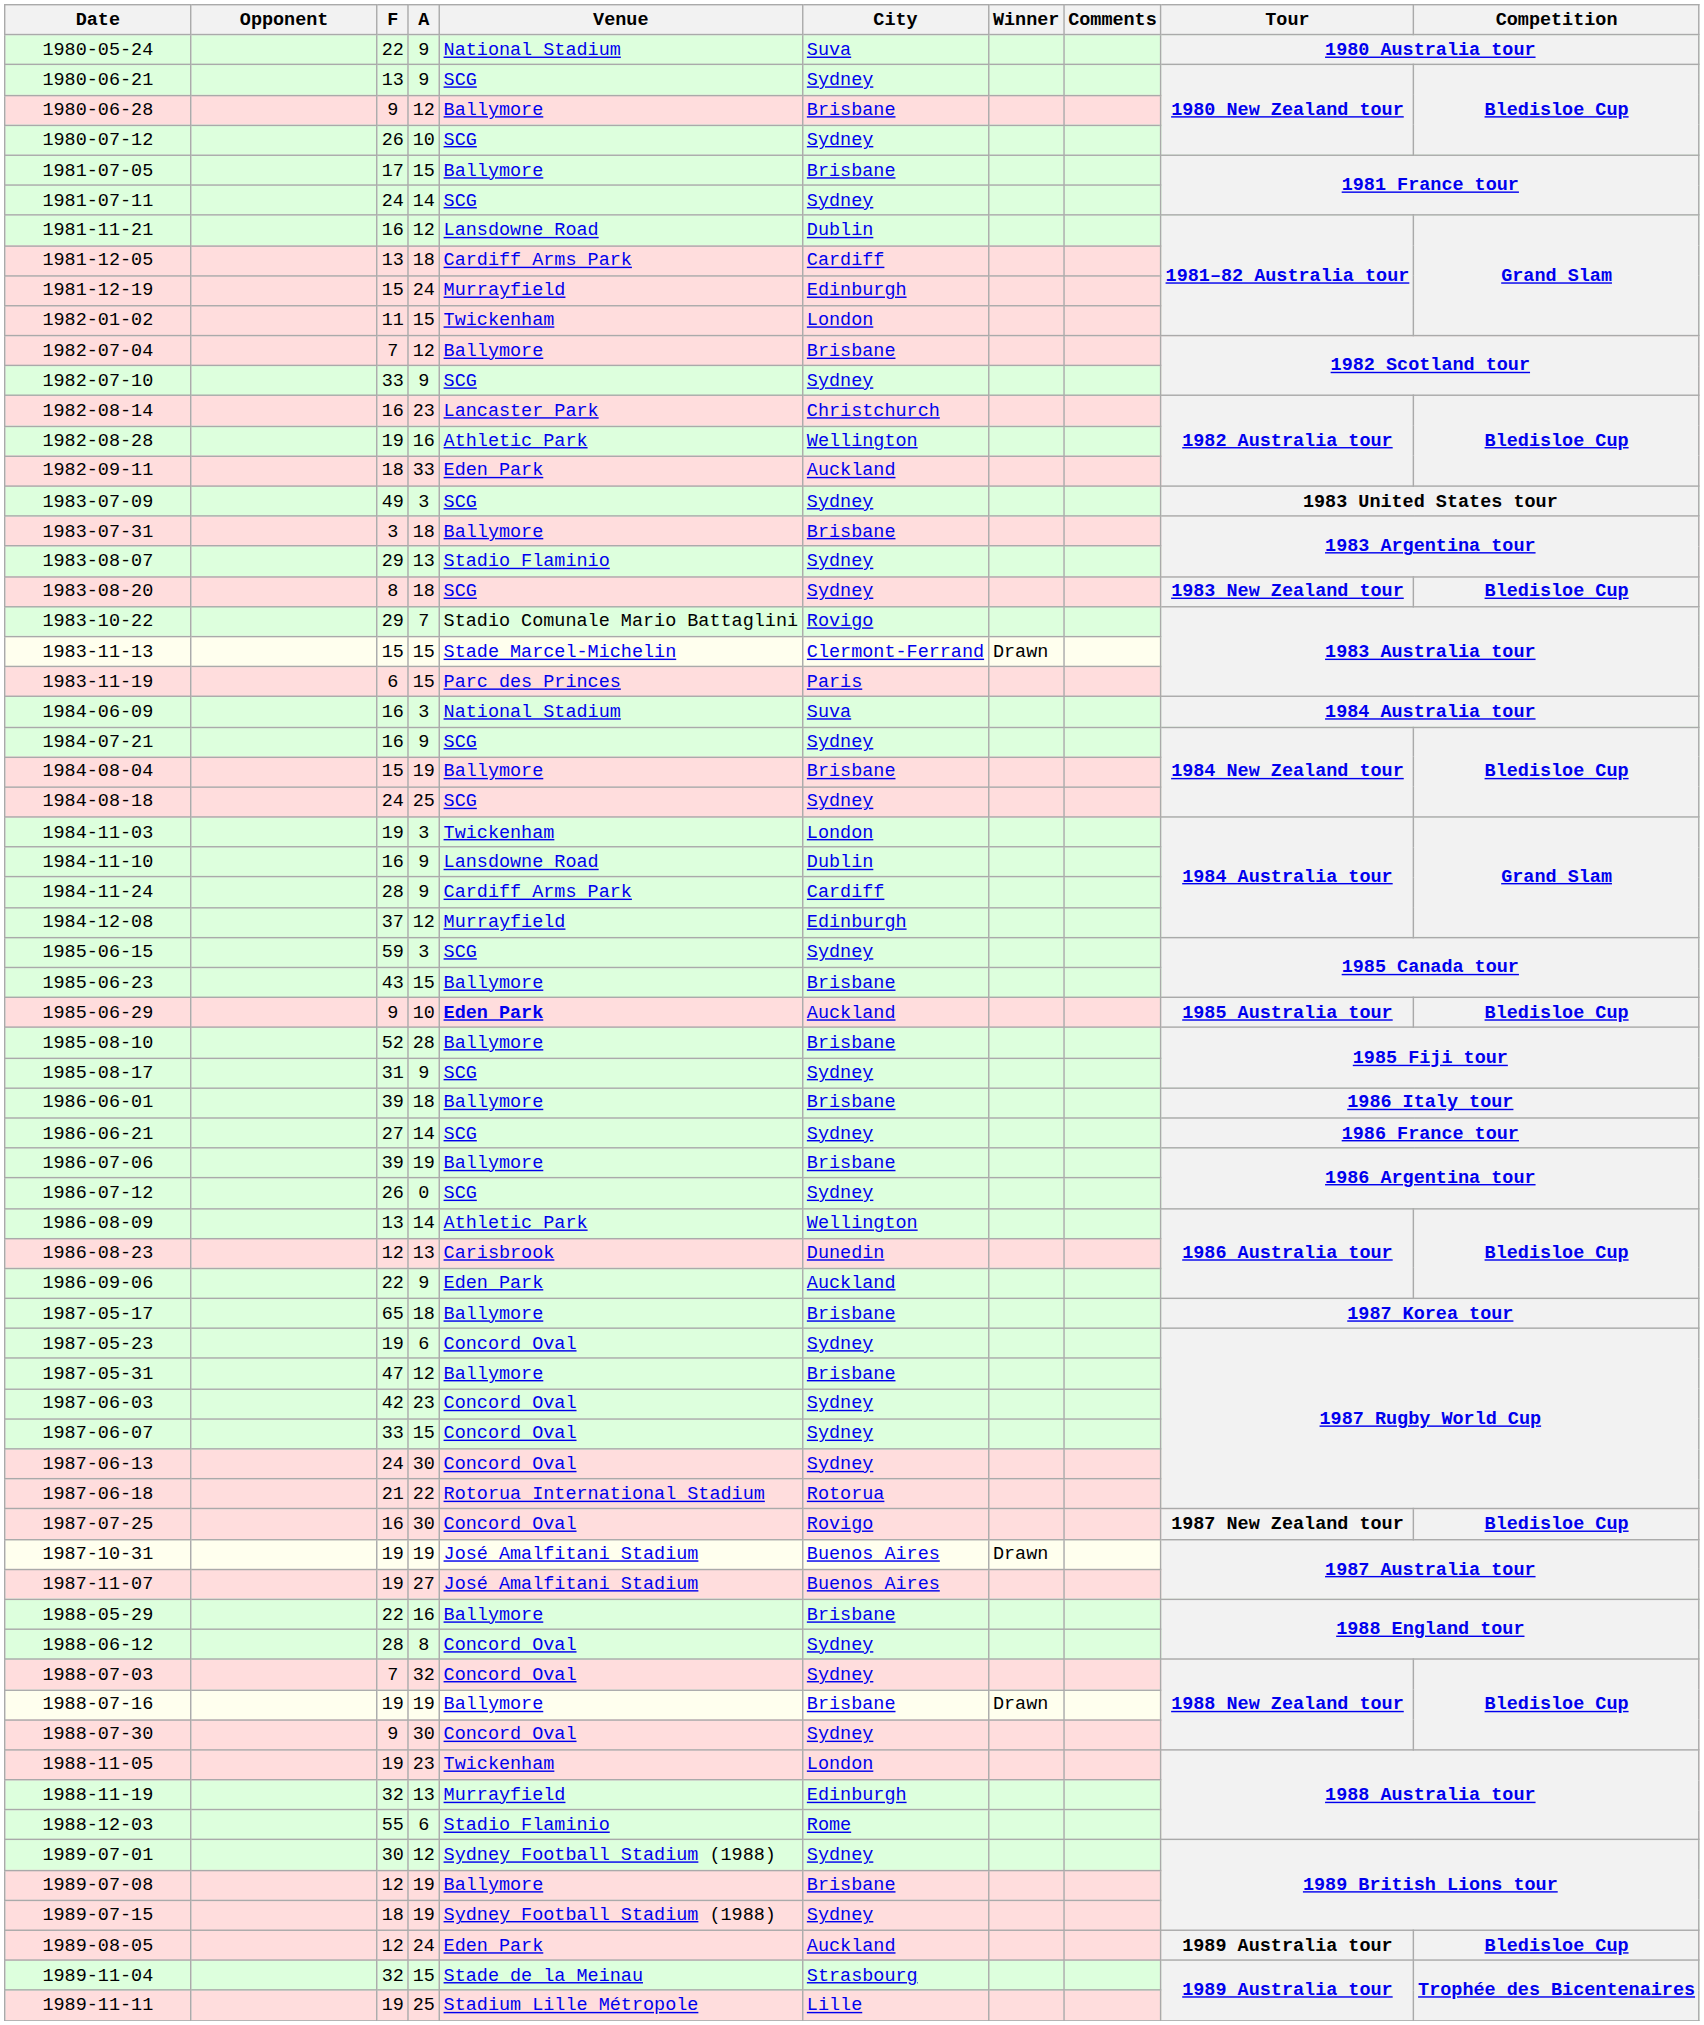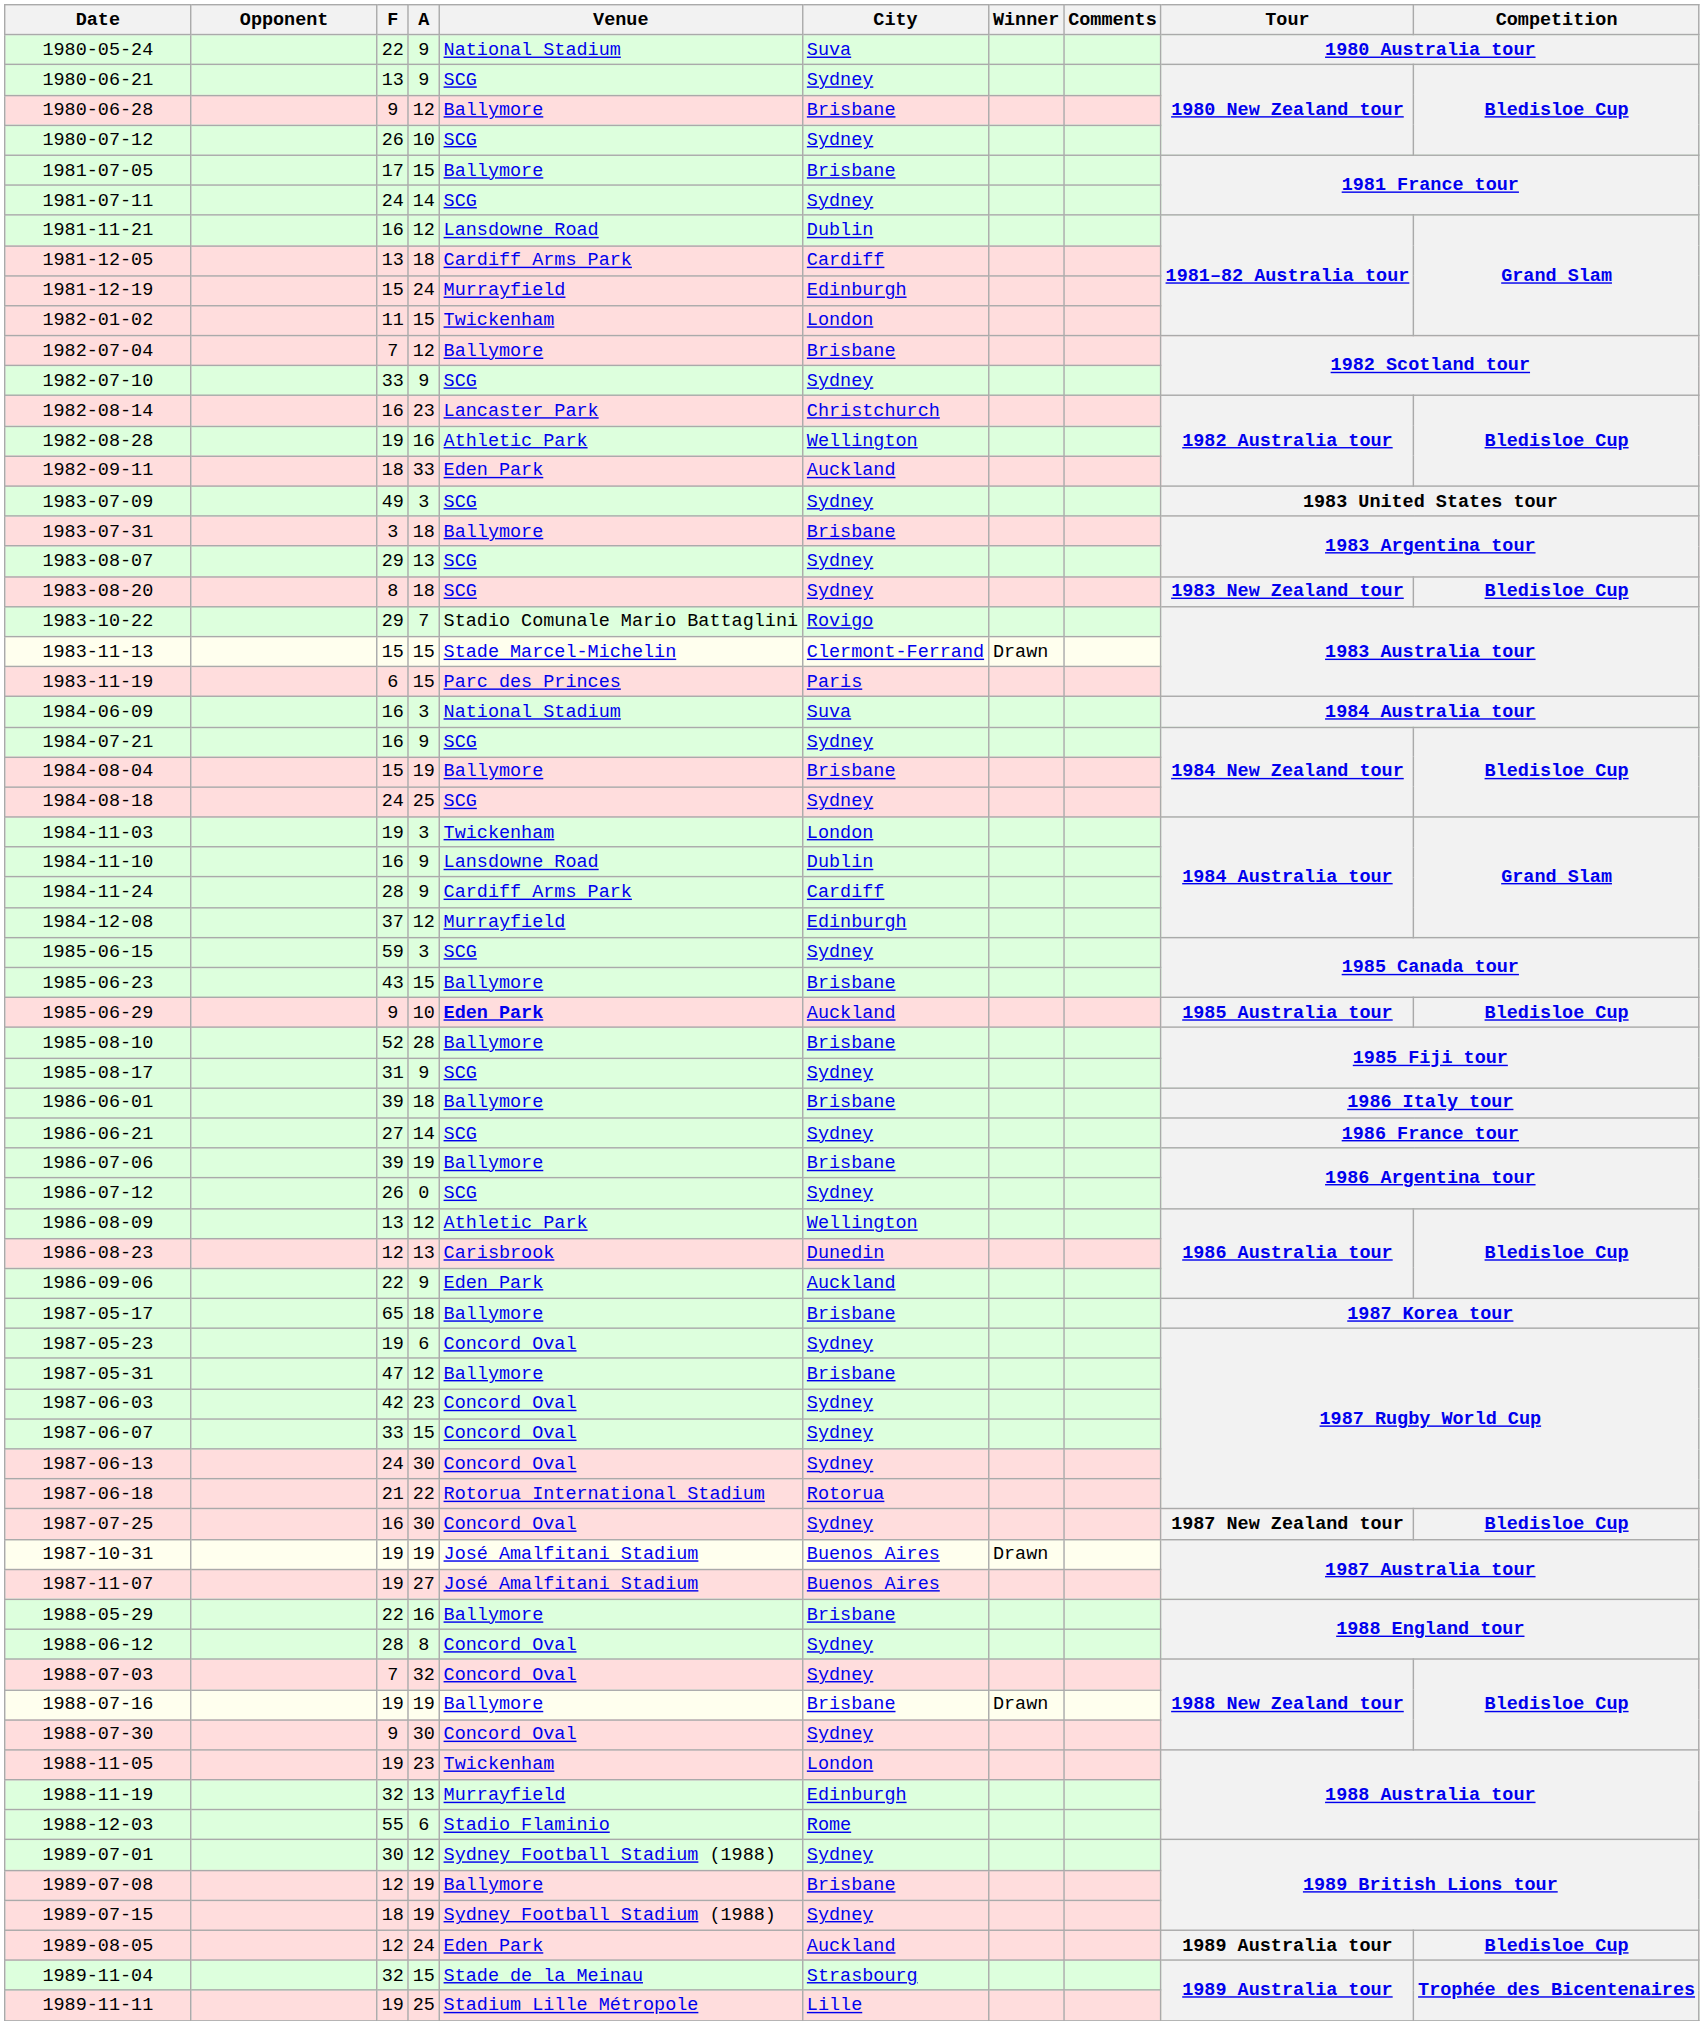(527, 561) Stadio Flaminio -> (460, 561) SCG
(424, 1223) 14 -> (424, 1223) 12
(840, 1524) Rovigo -> (840, 1524) Sydney
